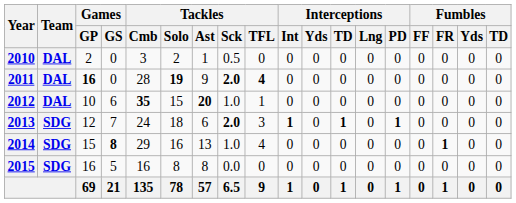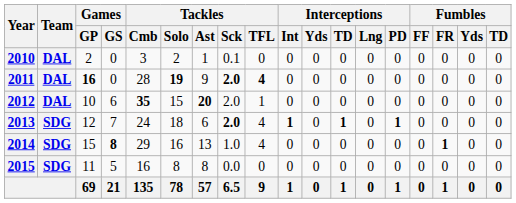(232, 58) 0.5 -> (232, 58) 0.1
(232, 101) 1.0 -> (232, 101) 2.0
(262, 123) 3 -> (262, 123) 4
(89, 166) 16 -> (89, 166) 11
